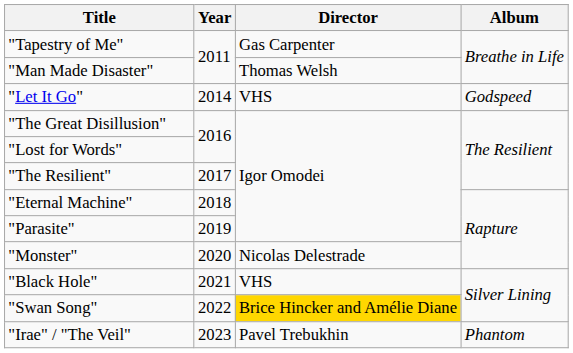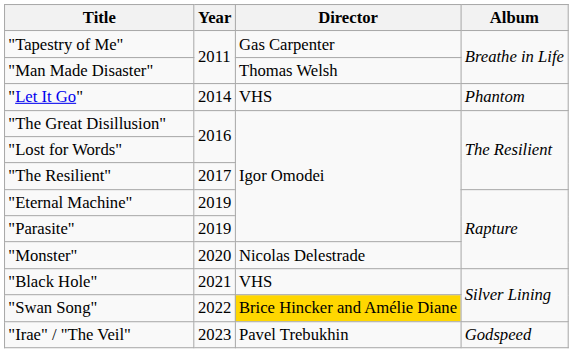(498, 96) Godspeed -> (495, 96) Phantom
(215, 202) 2018 -> (215, 202) 2019
(495, 334) Phantom -> (498, 334) Godspeed
